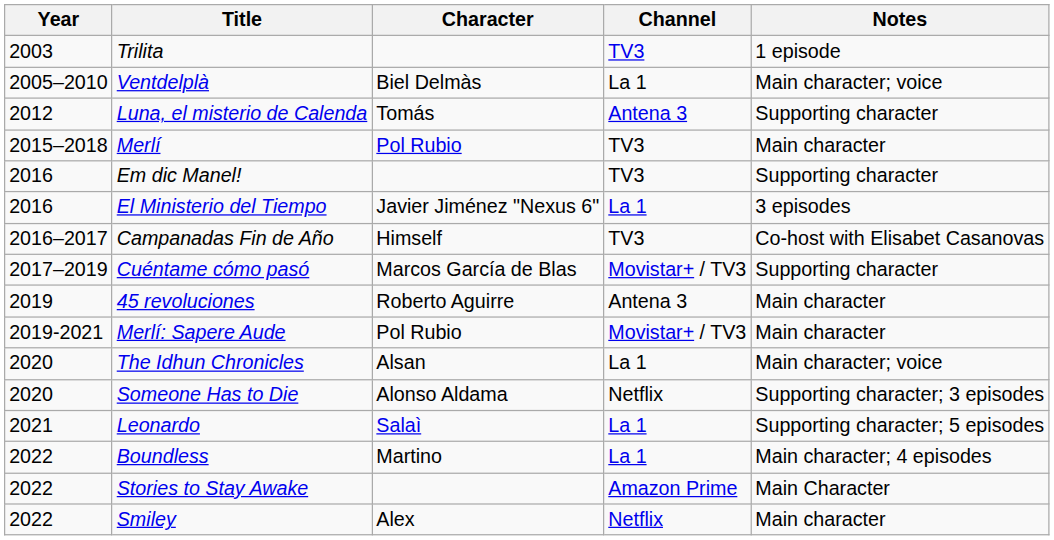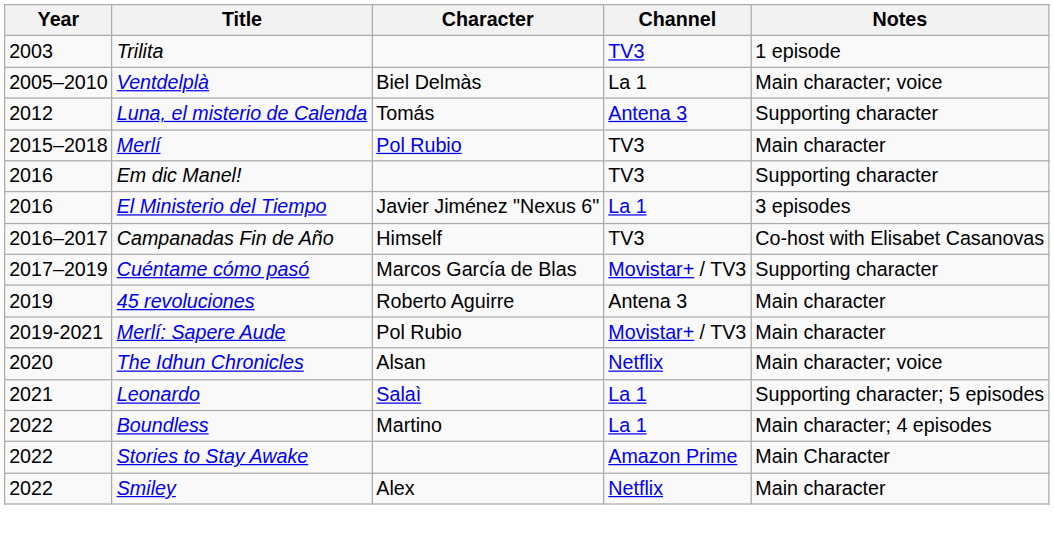(627, 363) La 1 -> (636, 363) Netflix
- row: (208, 394)
